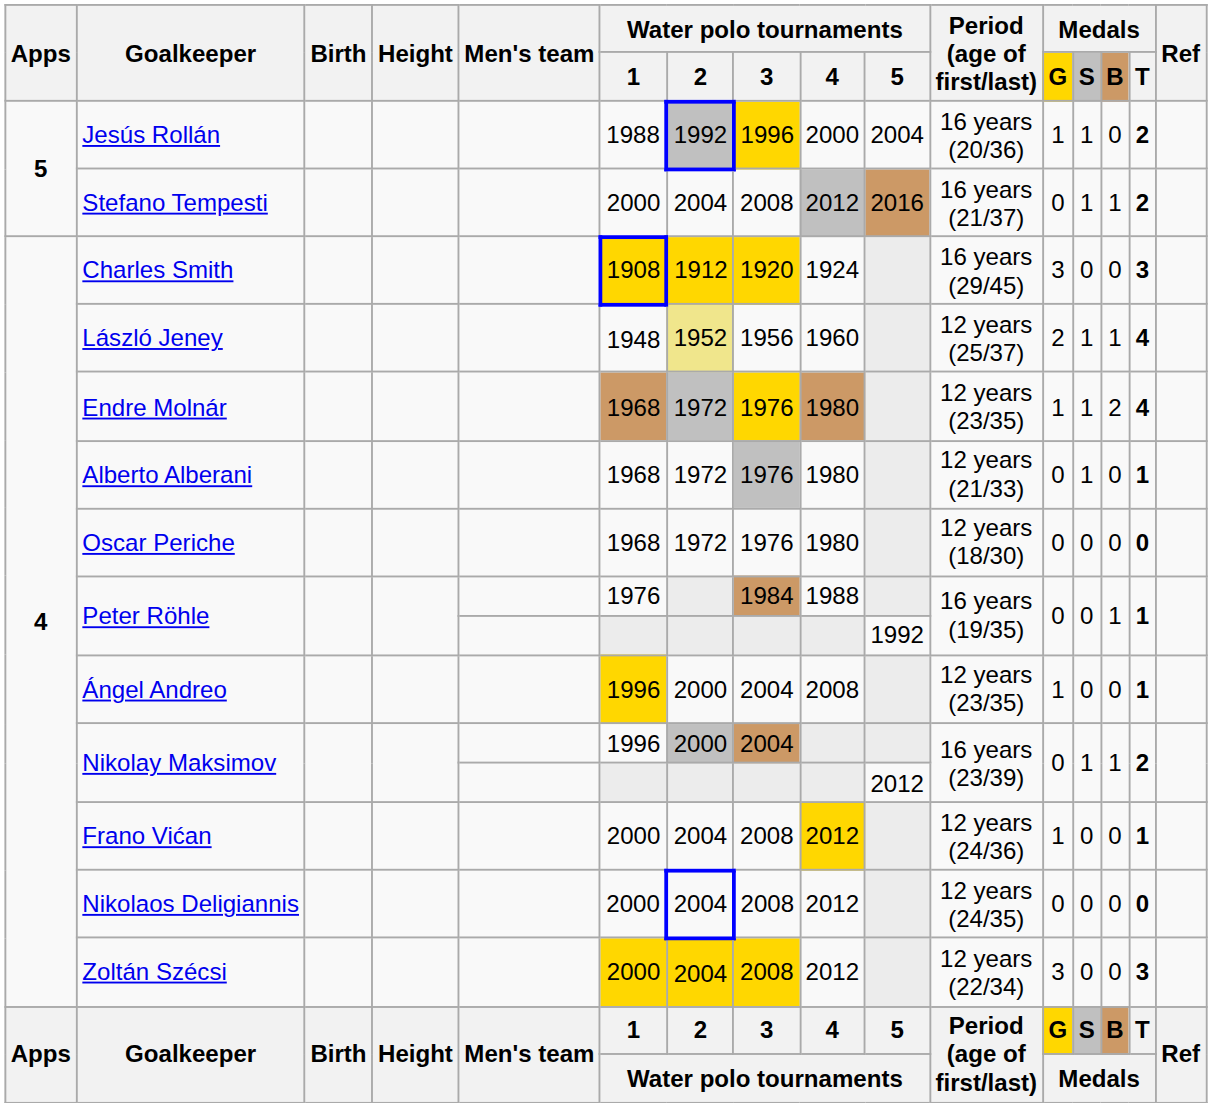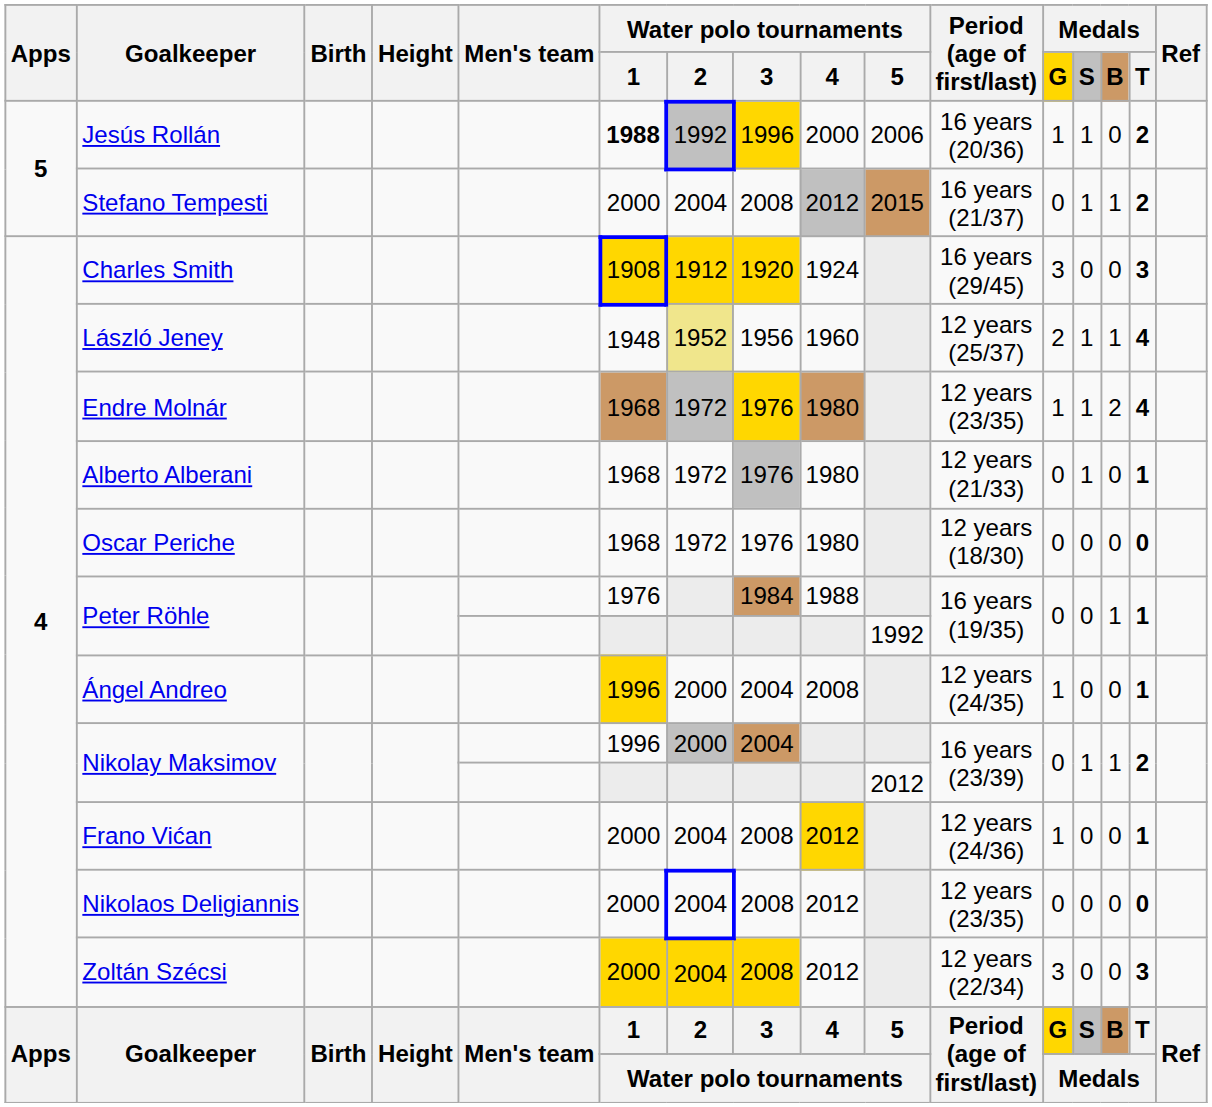(633, 135) normal -> (633, 135) bold
(897, 135) 2004 -> (897, 135) 2006
(897, 203) 2016 -> (897, 203) 2015
(986, 689) 12 years (23/35) -> (986, 689) 12 years (24/35)
(986, 904) 12 years (24/35) -> (986, 904) 12 years (23/35)
